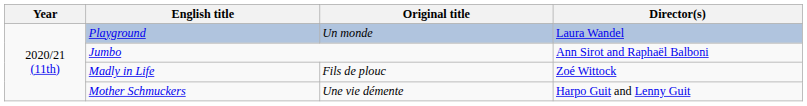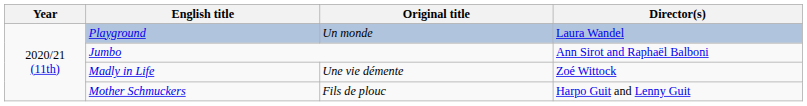(354, 71) Fils de plouc -> (363, 71) Une vie démente
(363, 91) Une vie démente -> (354, 91) Fils de plouc
